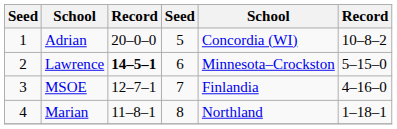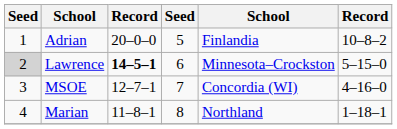(250, 40) Concordia (WI) -> (230, 40) Finlandia
(23, 64) no background -> (23, 64) lightgrey background
(230, 87) Finlandia -> (250, 87) Concordia (WI)
